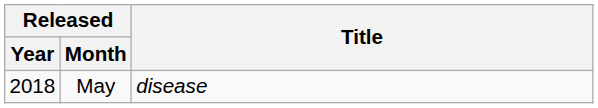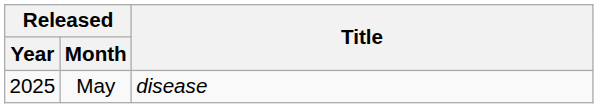(32, 86) 2018 -> (32, 86) 2025
